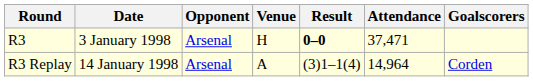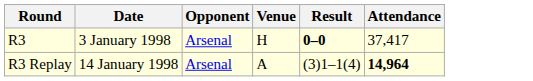- column: (486, 16)
(388, 40) 37,471 -> (388, 40) 37,417
(388, 64) normal -> (388, 64) bold
